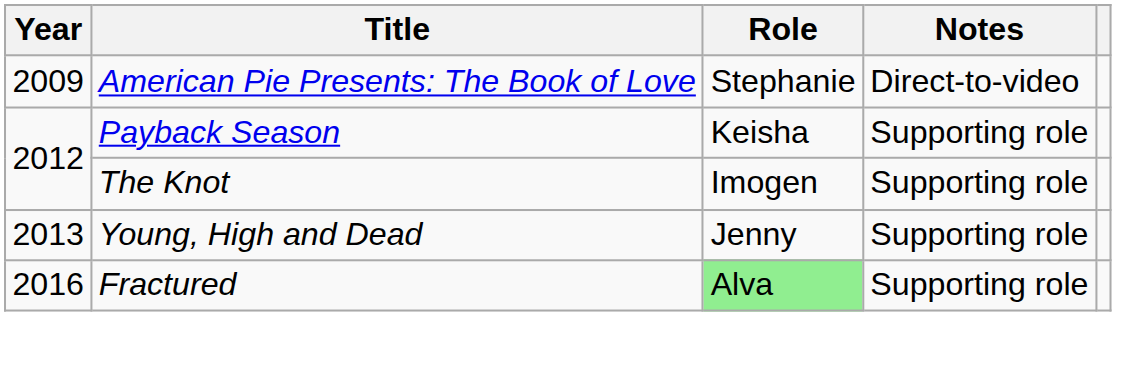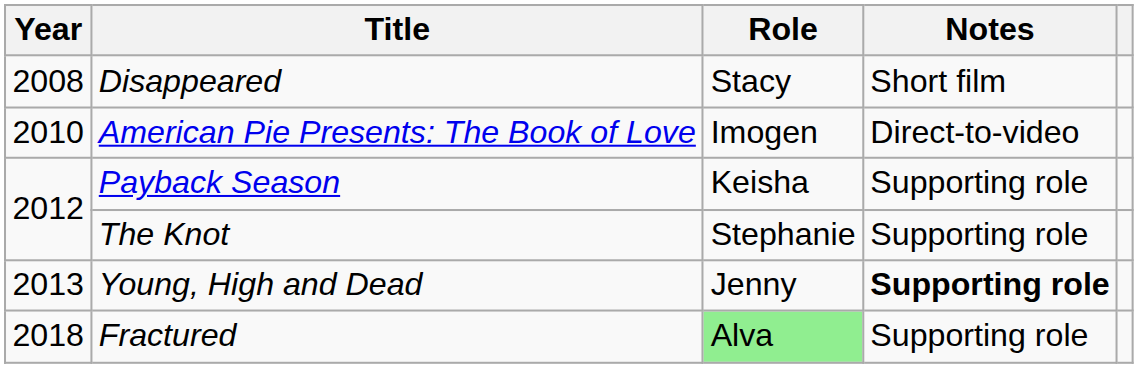+ row: (190, 81)
(48, 81) 2009 -> (48, 132) 2010
(783, 81) Stephanie -> (764, 132) Imogen
(764, 183) Imogen -> (783, 234) Stephanie
(979, 234) normal -> (990, 285) bold
(48, 285) 2016 -> (48, 336) 2018
